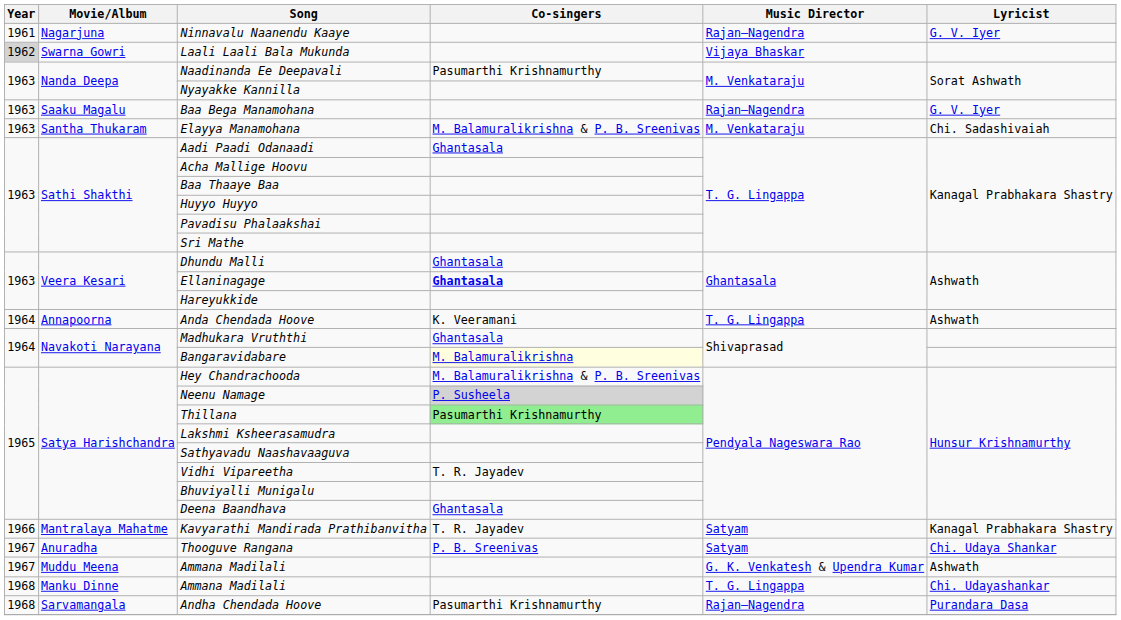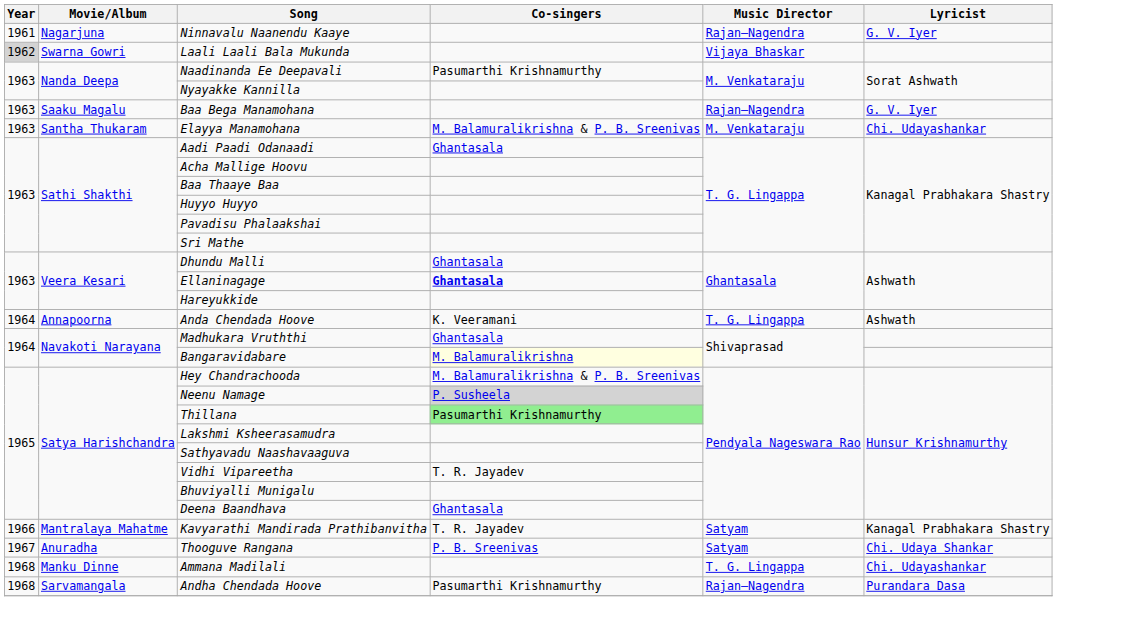(990, 128) Chi. Sadashivaiah -> (926, 128) Chi. Udayashankar
- row: (80, 567)
